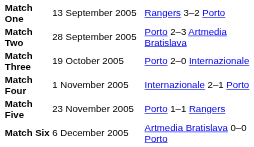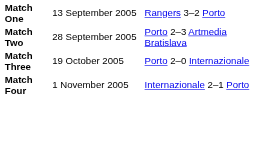- row: (19, 109)
- row: (27, 133)
